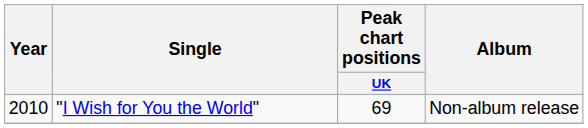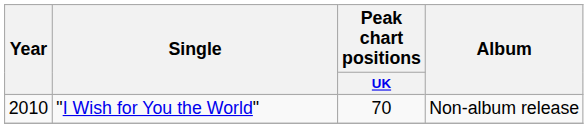(381, 108) 69 -> (381, 108) 70
